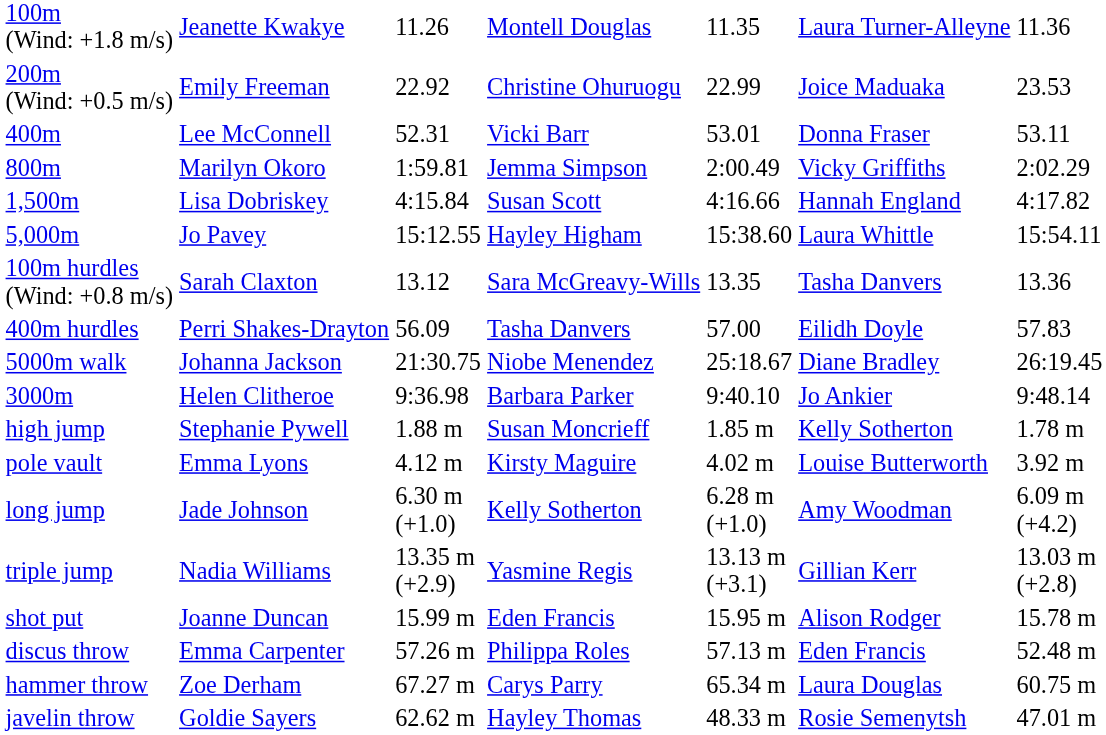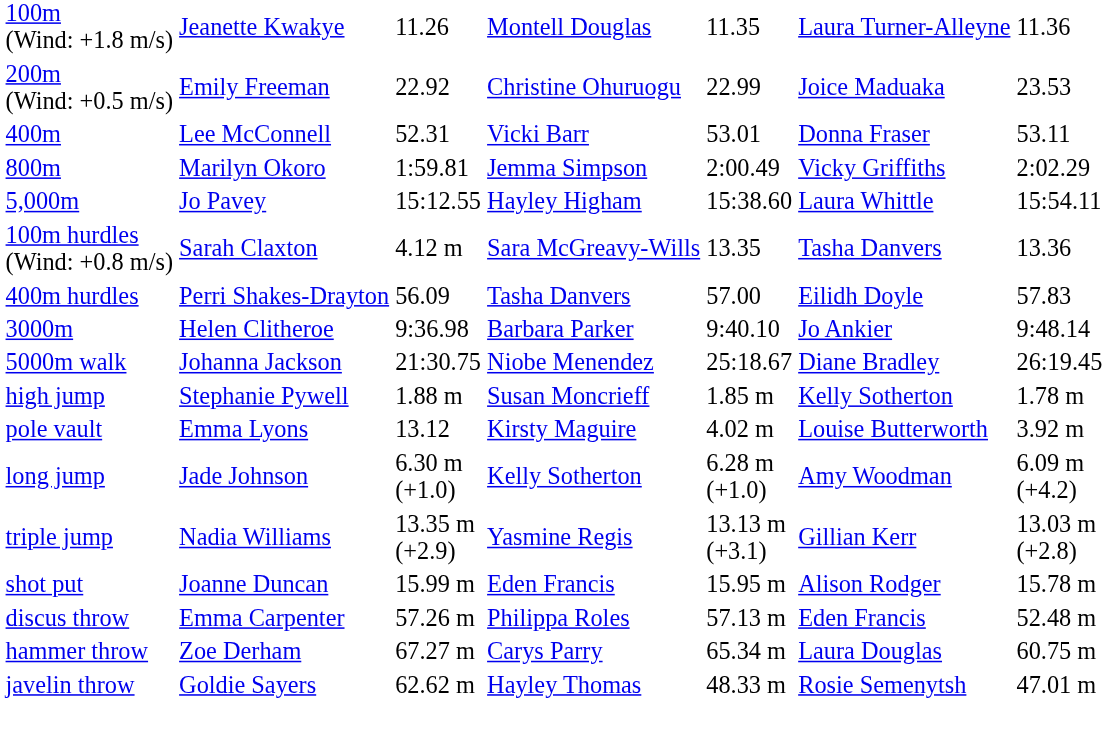- row: (42, 201)
(423, 282) 13.12 -> (429, 248) 4.12 m
rows swapped: (39, 396) <-> (66, 362)
(429, 462) 4.12 m -> (423, 429) 13.12
